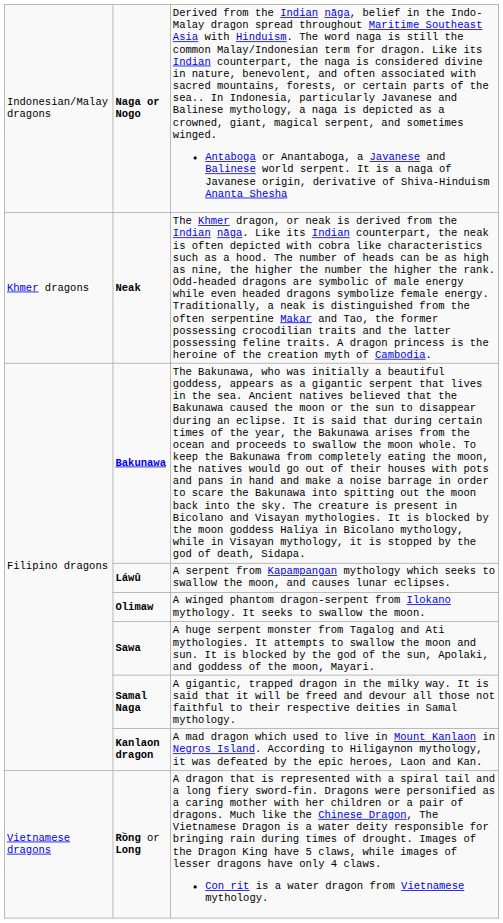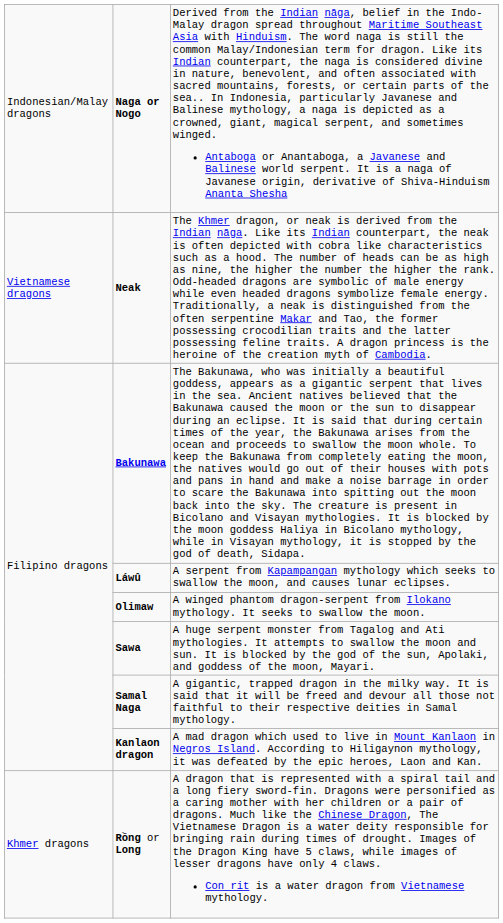(48, 288) Khmer dragons -> (39, 288) Vietnamese dragons
(39, 844) Vietnamese dragons -> (48, 844) Khmer dragons
